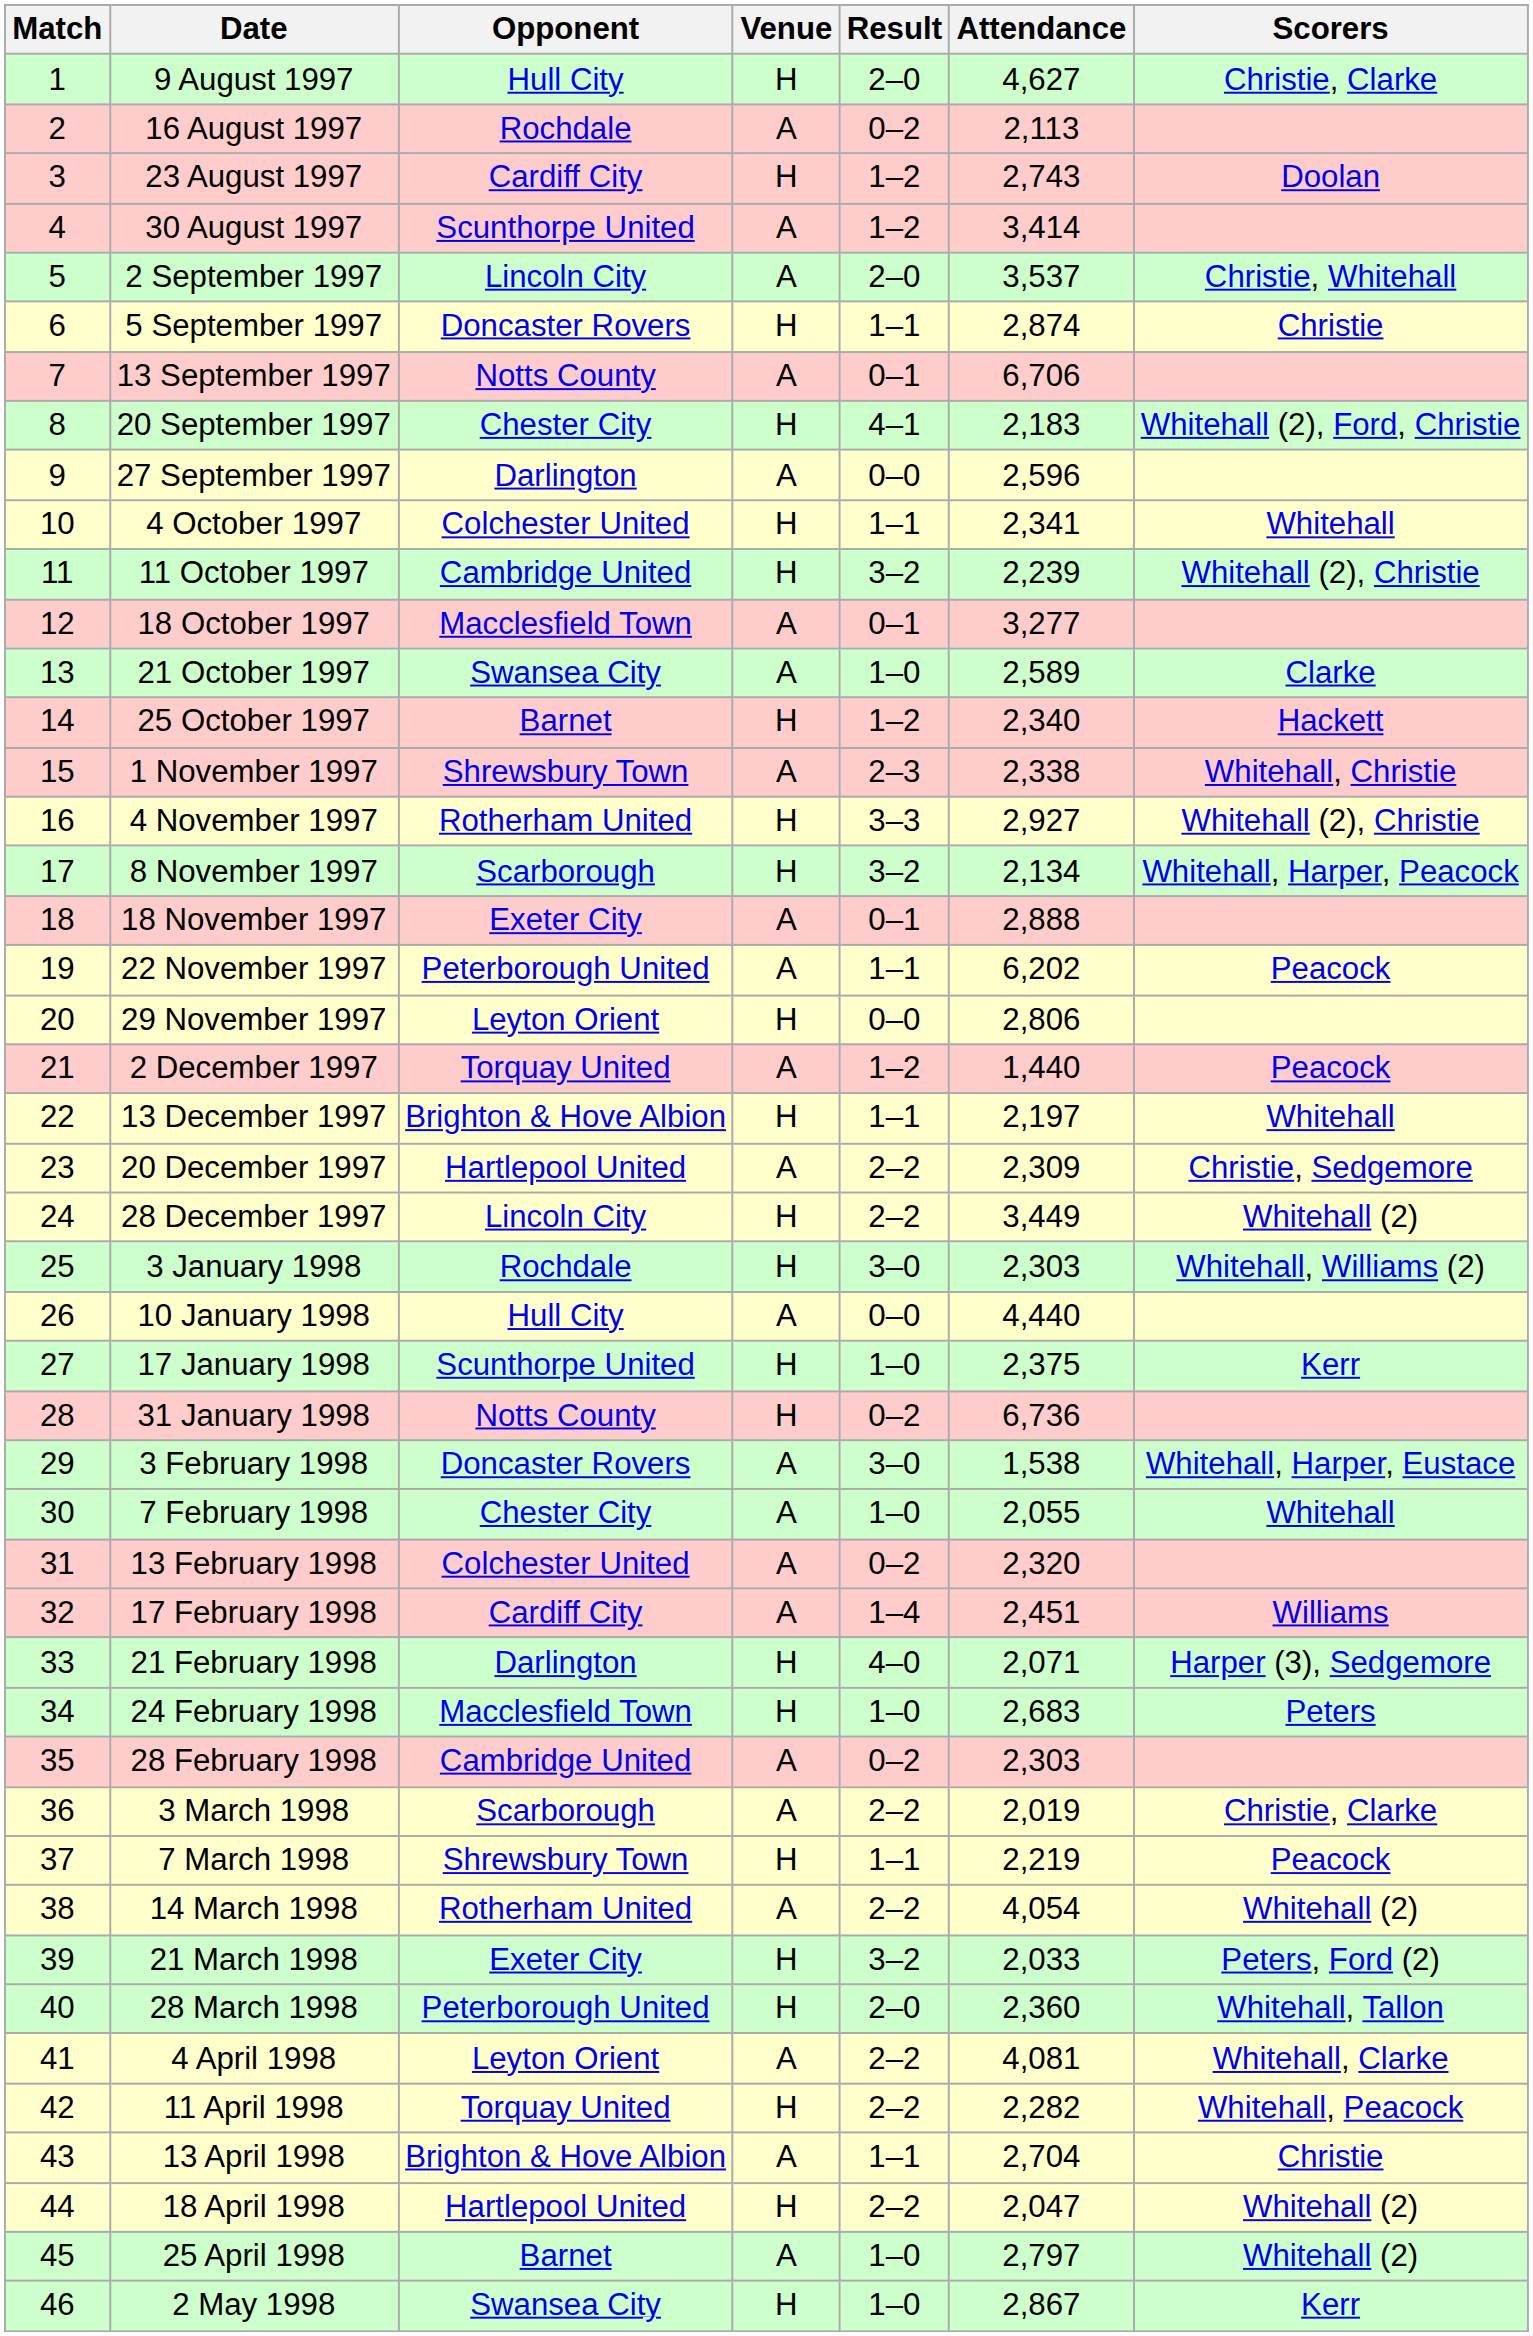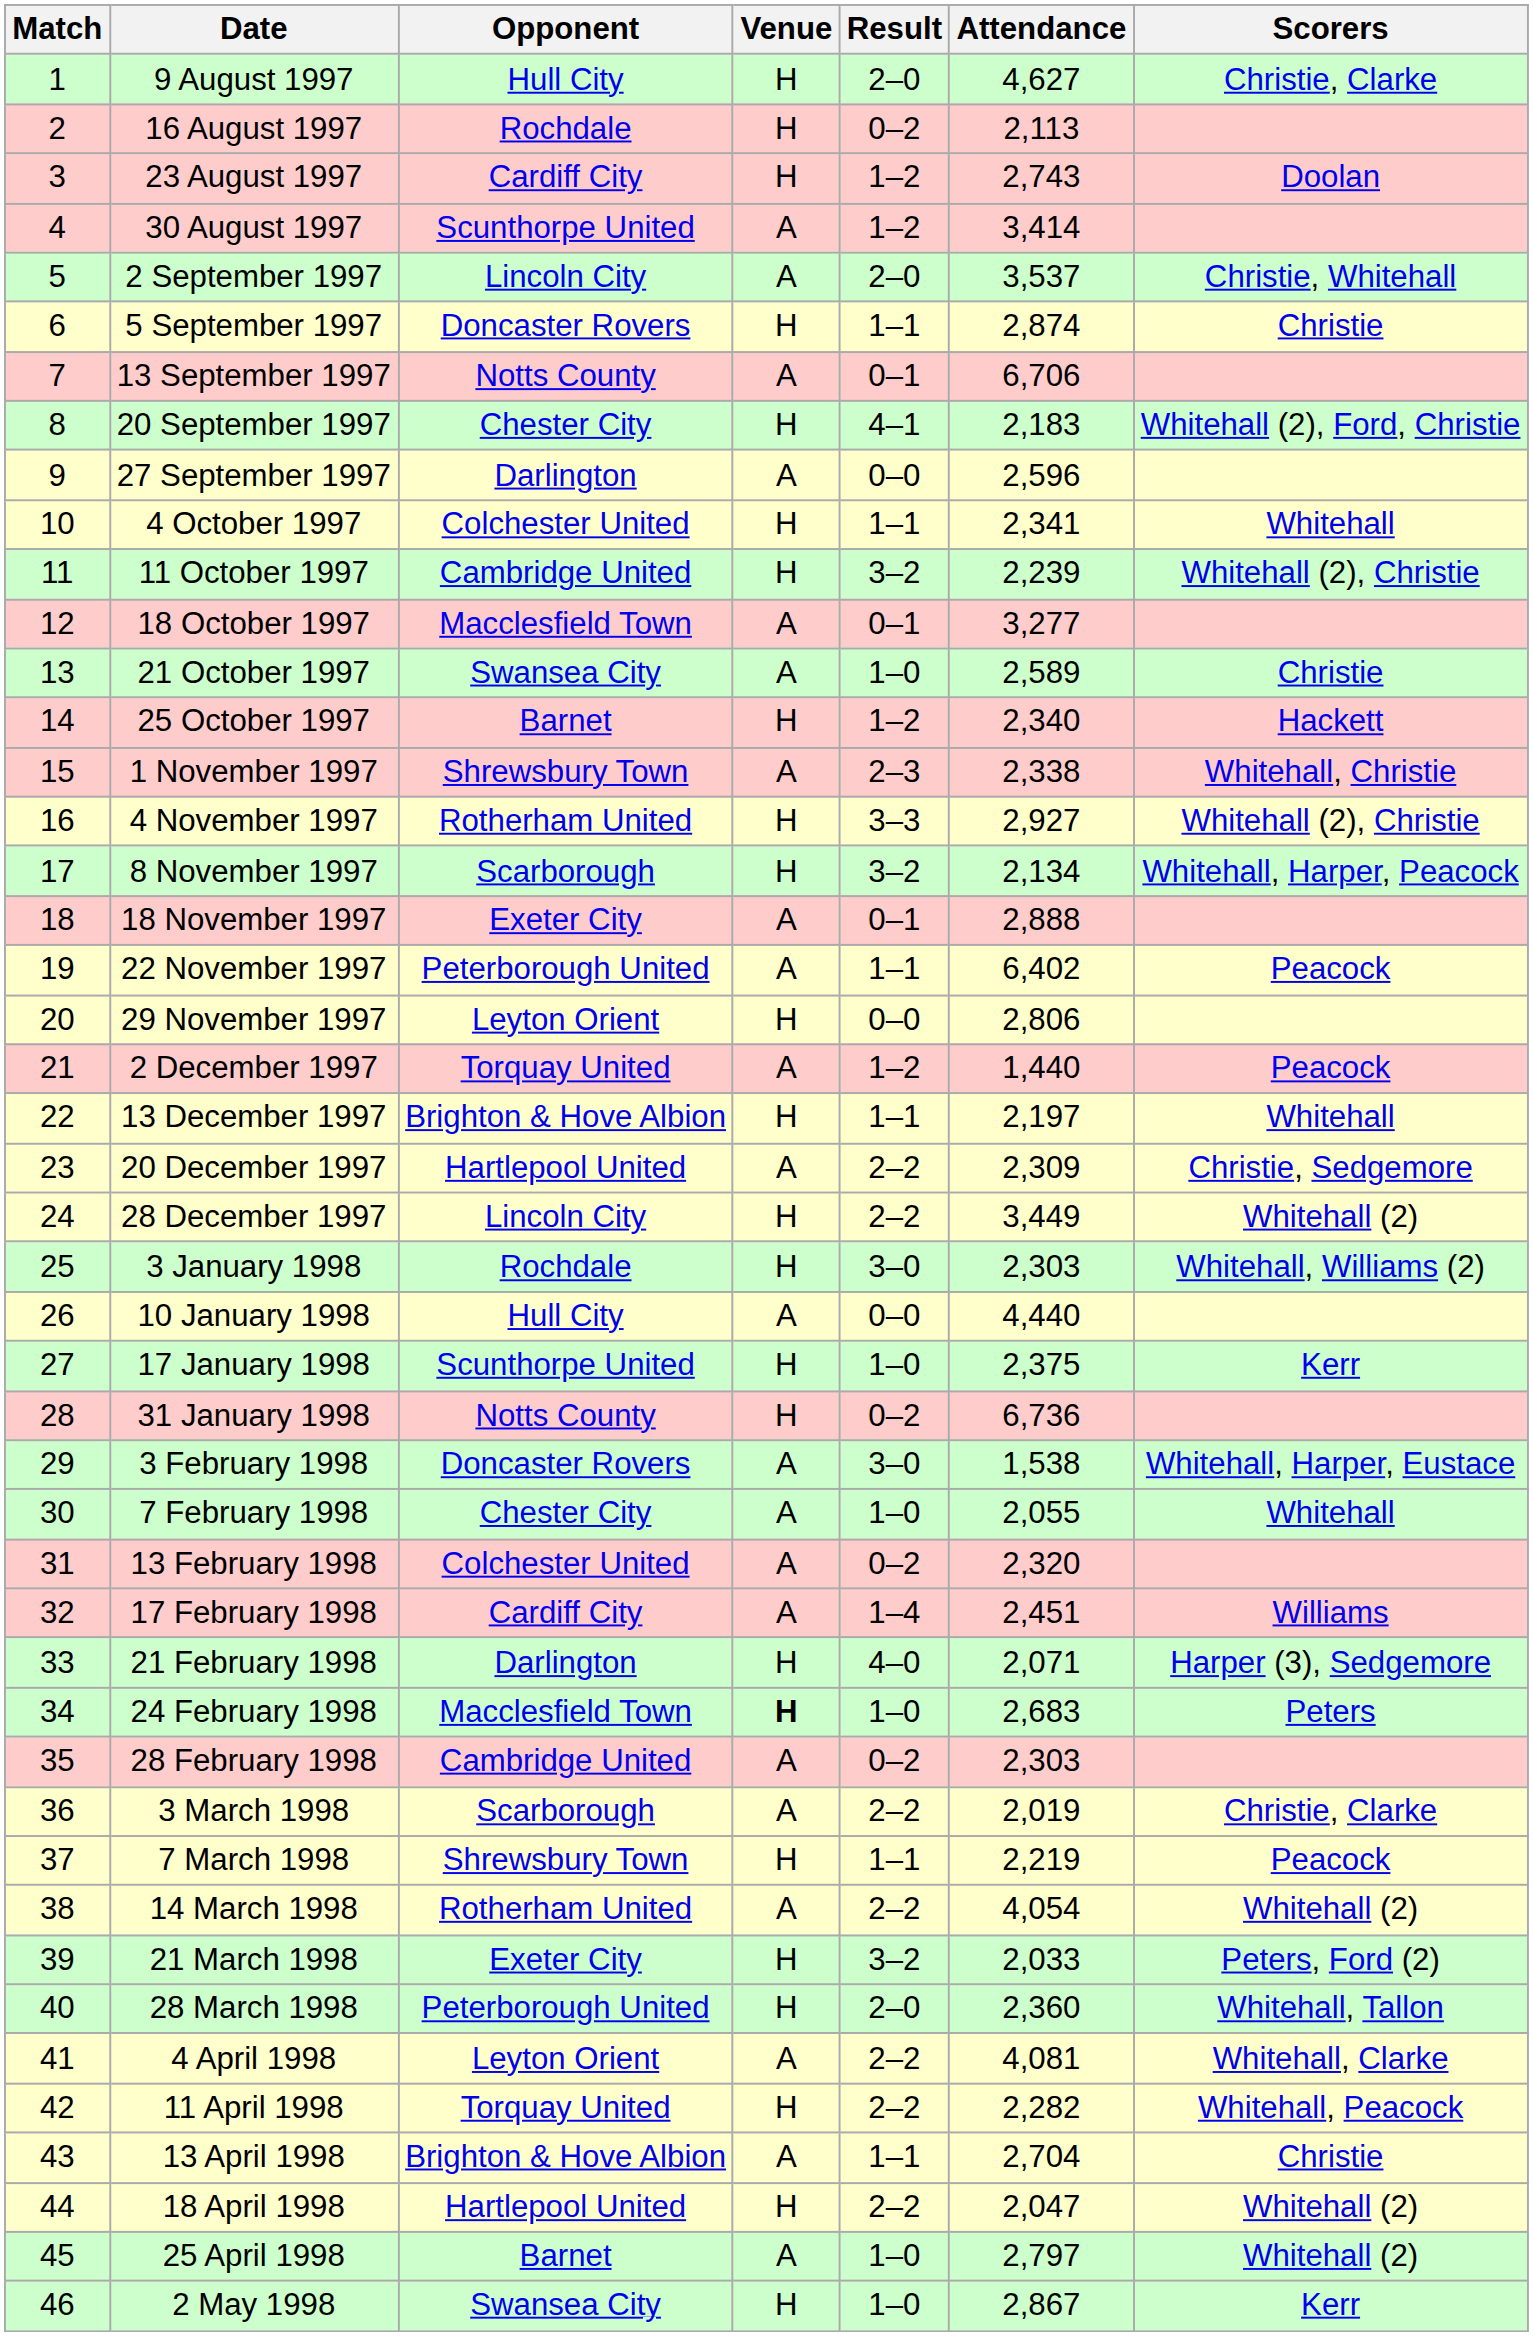(786, 128) A -> (786, 128) H
(1331, 672) Clarke -> (1331, 672) Christie
(1041, 969) 6,202 -> (1041, 969) 6,402
(786, 1711) normal -> (786, 1711) bold
